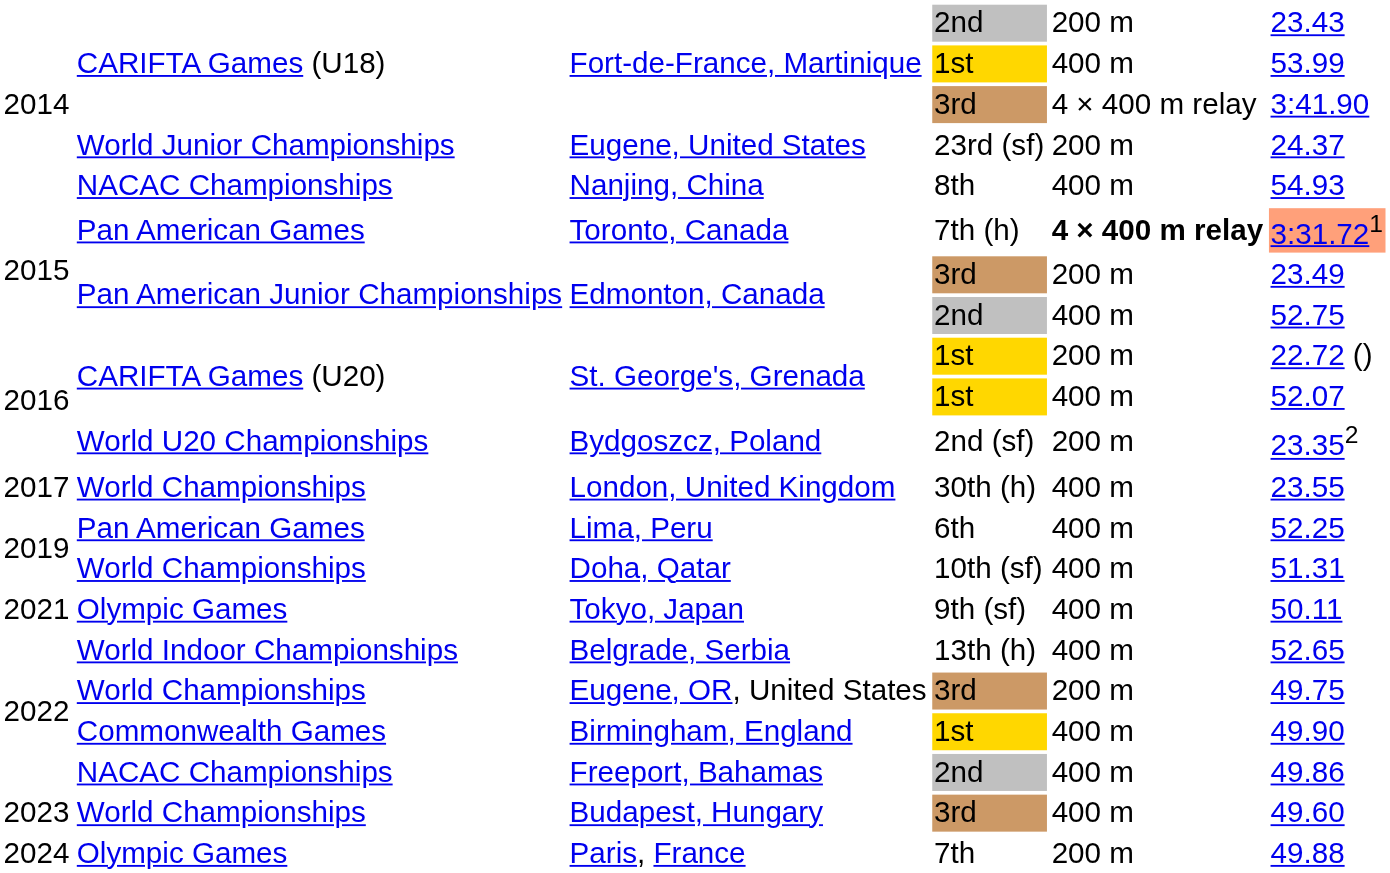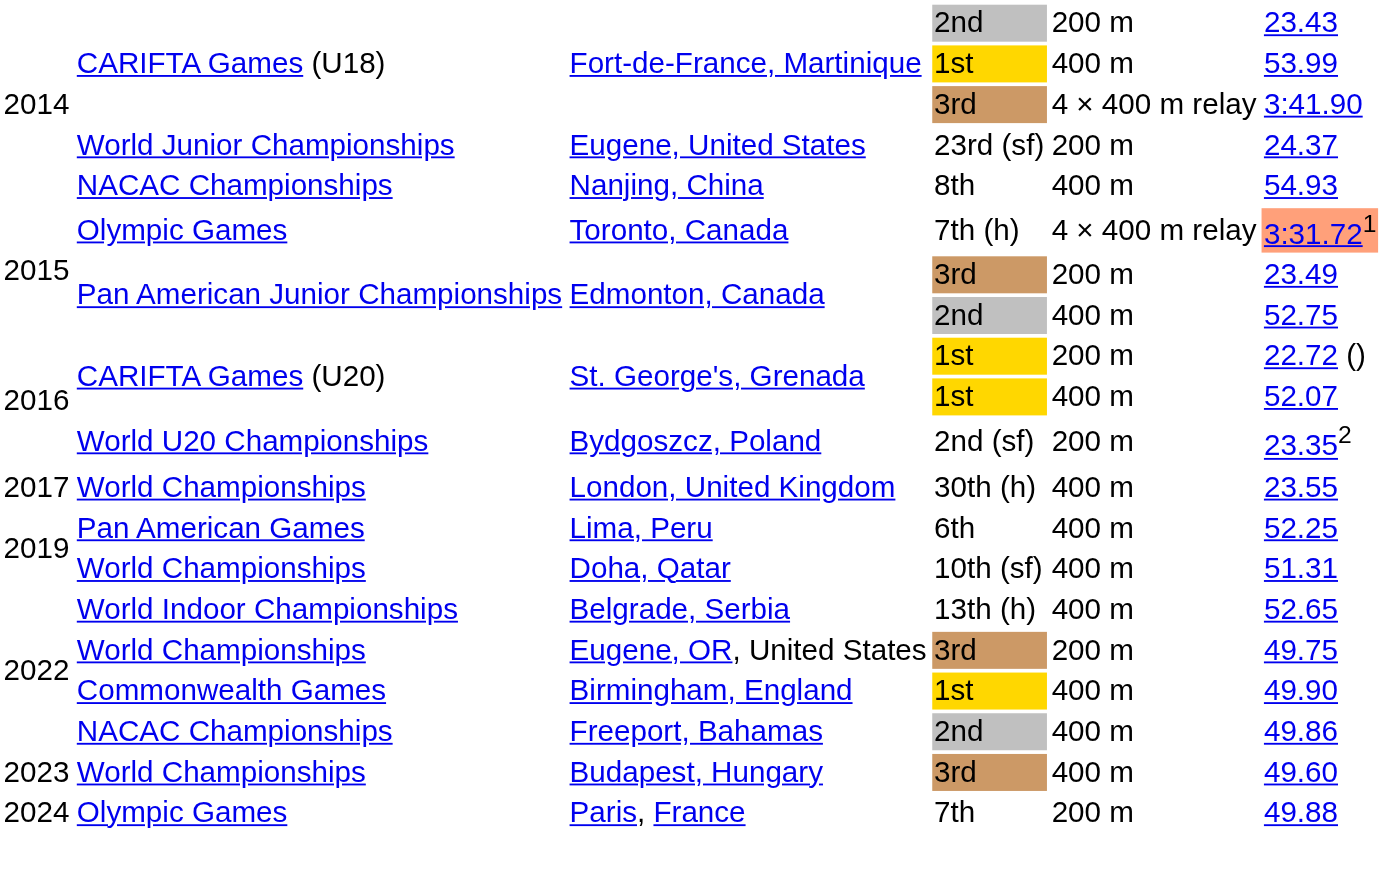(221, 230) Pan American Games -> (182, 230) Olympic Games
(1157, 230) bold -> (1154, 230) normal
- row: (657, 608)
